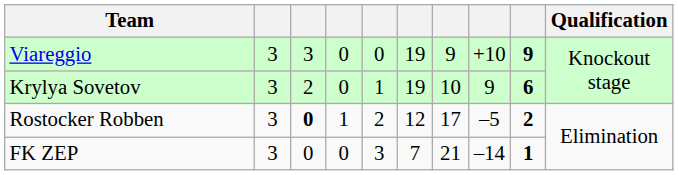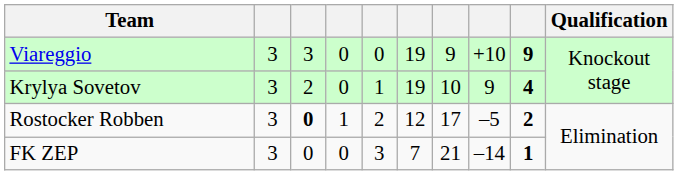(528, 86) 6 -> (528, 86) 4
